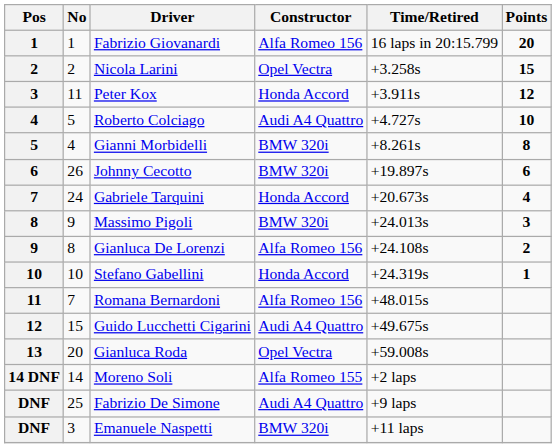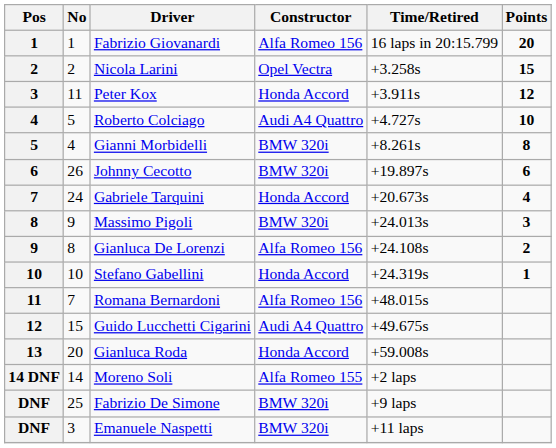(295, 351) Opel Vectra -> (304, 351) Honda Accord
(311, 403) Audi A4 Quattro -> (293, 403) BMW 320i
